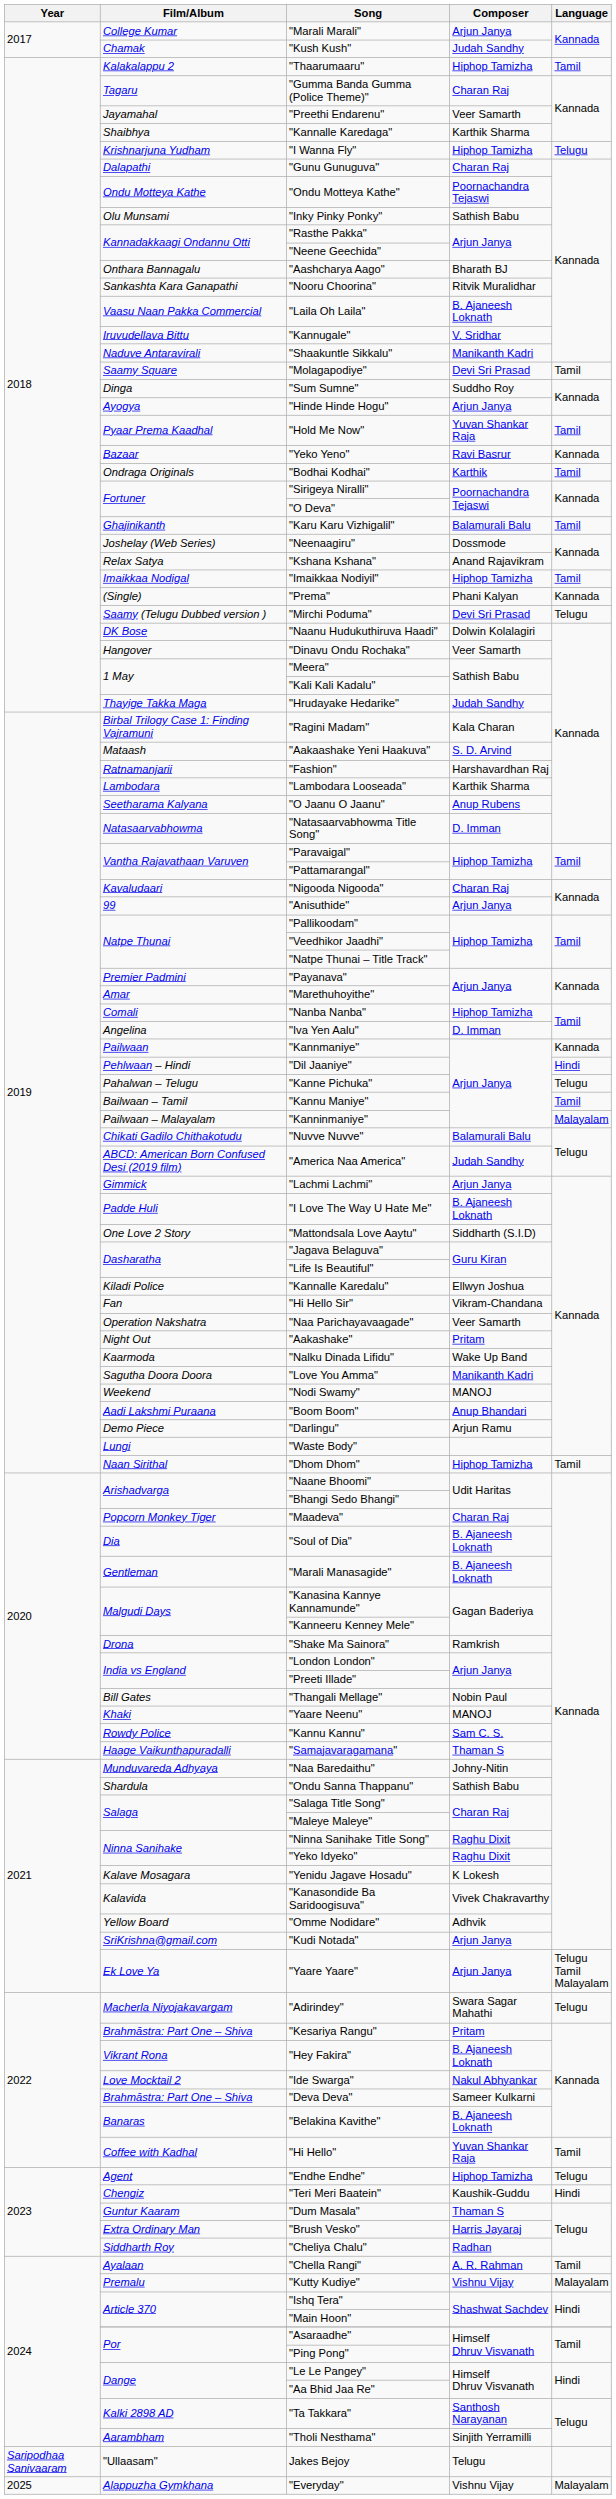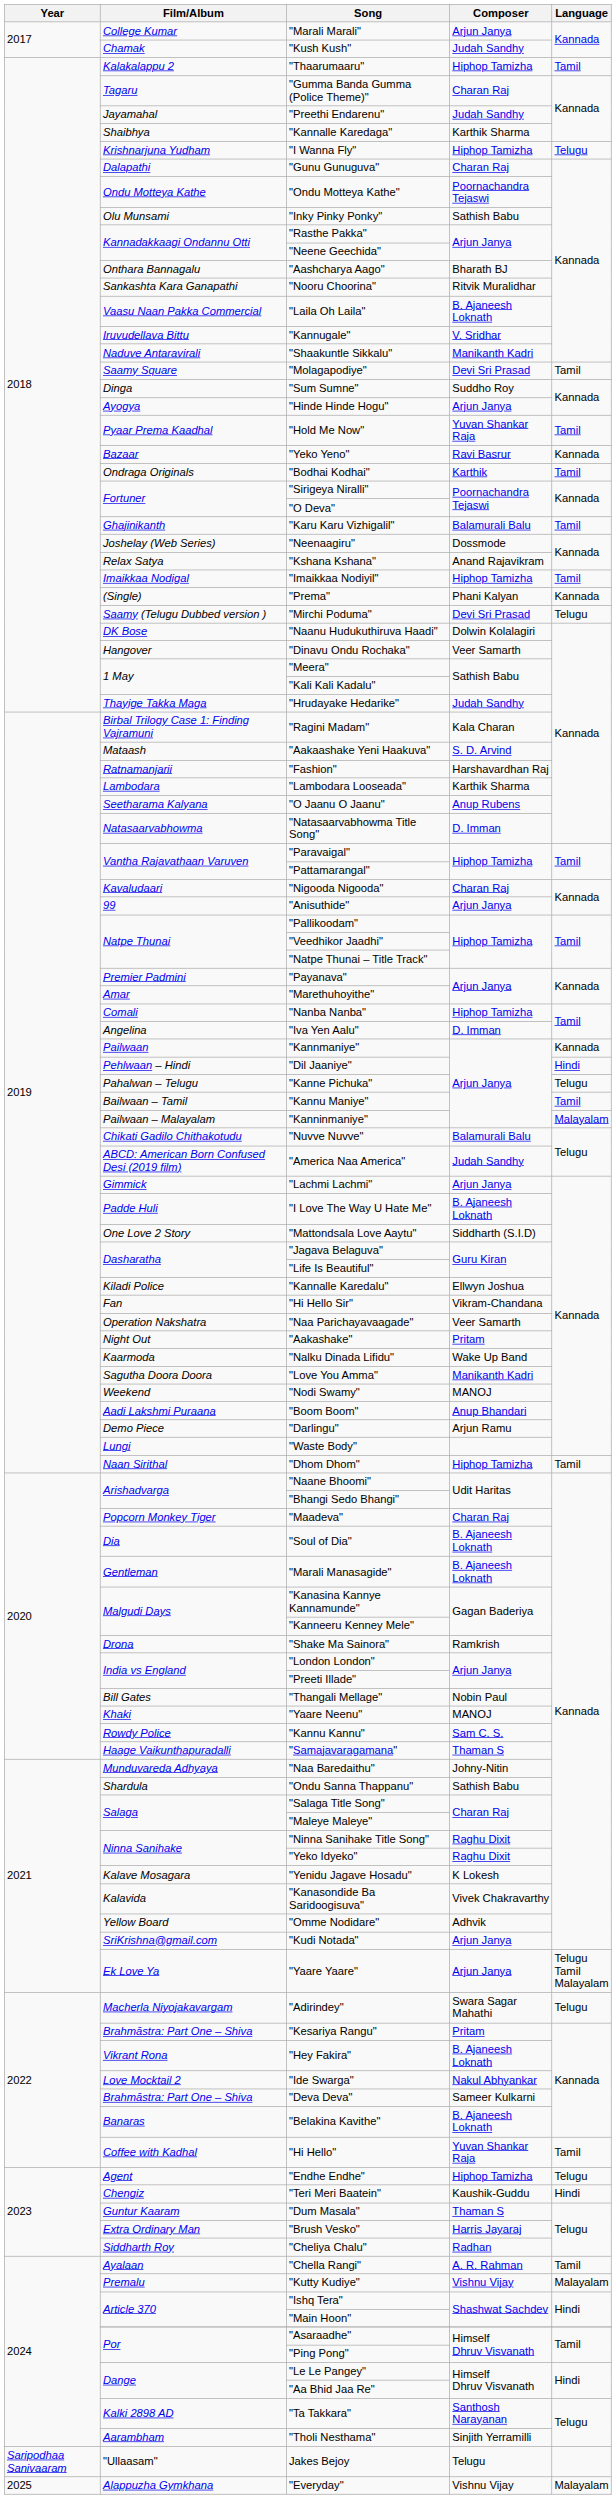(487, 114) Veer Samarth -> (488, 114) Judah Sandhy
